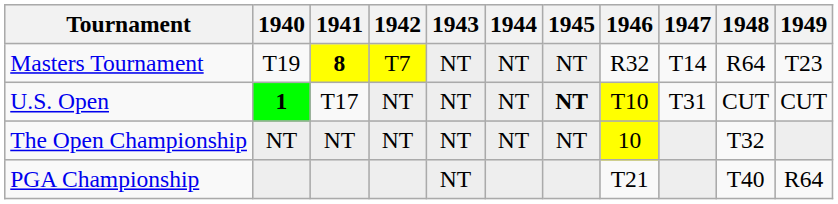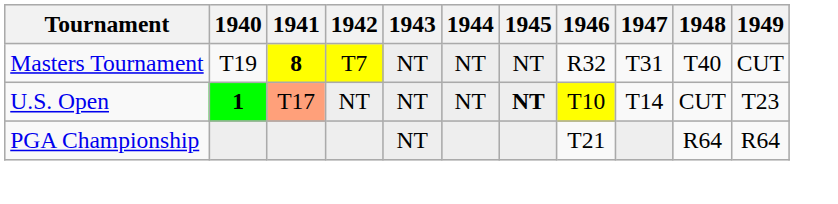(688, 62) T14 -> (644, 62) T31
(746, 62) R64 -> (702, 62) T40
(804, 62) T23 -> (760, 62) CUT
(339, 101) no background -> (296, 101) lightsalmon background
(688, 101) T31 -> (644, 101) T14
(804, 101) CUT -> (760, 101) T23
- row: (129, 140)
(746, 179) T40 -> (702, 140) R64
